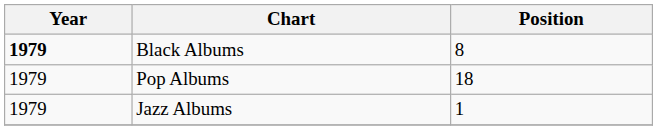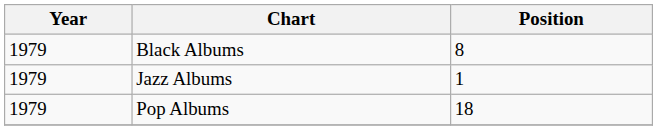(28, 49) bold -> (28, 49) normal
rows swapped: (184, 109) <-> (183, 79)
